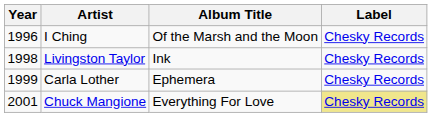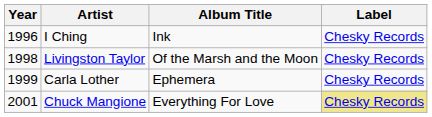(235, 36) Of the Marsh and the Moon -> (161, 36) Ink
(161, 58) Ink -> (235, 58) Of the Marsh and the Moon
